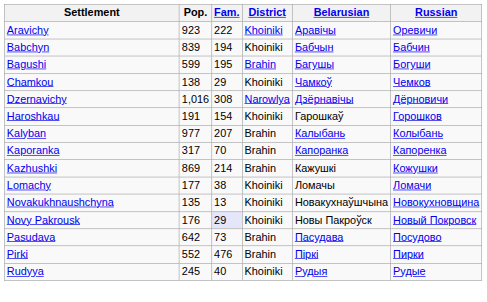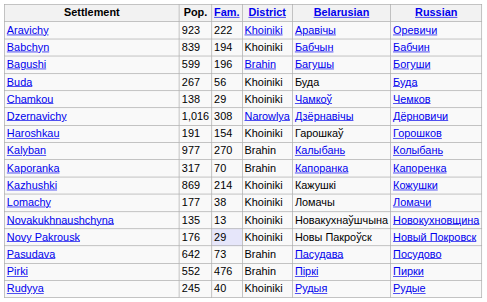(227, 65) 195 -> (227, 65) 196
+ row: (20, 82)
(227, 134) 207 -> (227, 151) 270
(260, 168) Brahin -> (264, 185) Khoiniki
